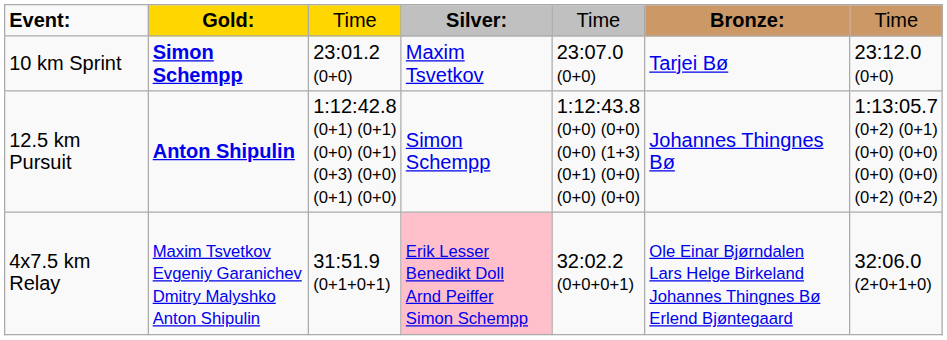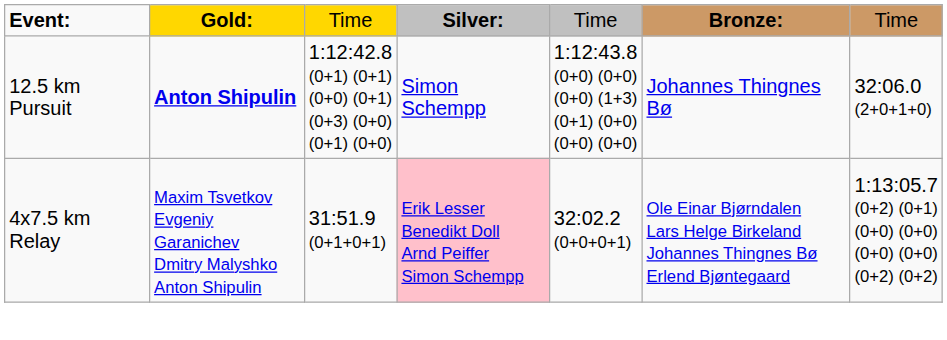- row: (65, 63)
(896, 151) 1:13:05.7 (0+2) (0+1) (0+0) (0+0) (0+0) (0+0) (0+2) (0+2) -> (893, 97) 32:06.0 (2+0+1+0)
(893, 273) 32:06.0 (2+0+1+0) -> (896, 230) 1:13:05.7 (0+2) (0+1) (0+0) (0+0) (0+0) (0+0) (0+2) (0+2)
